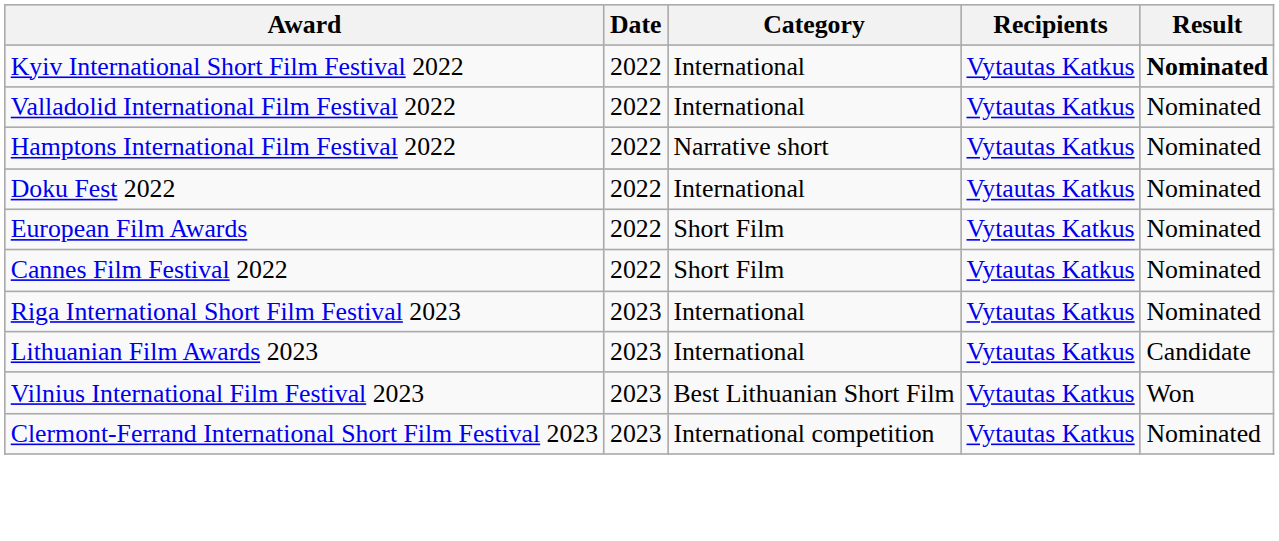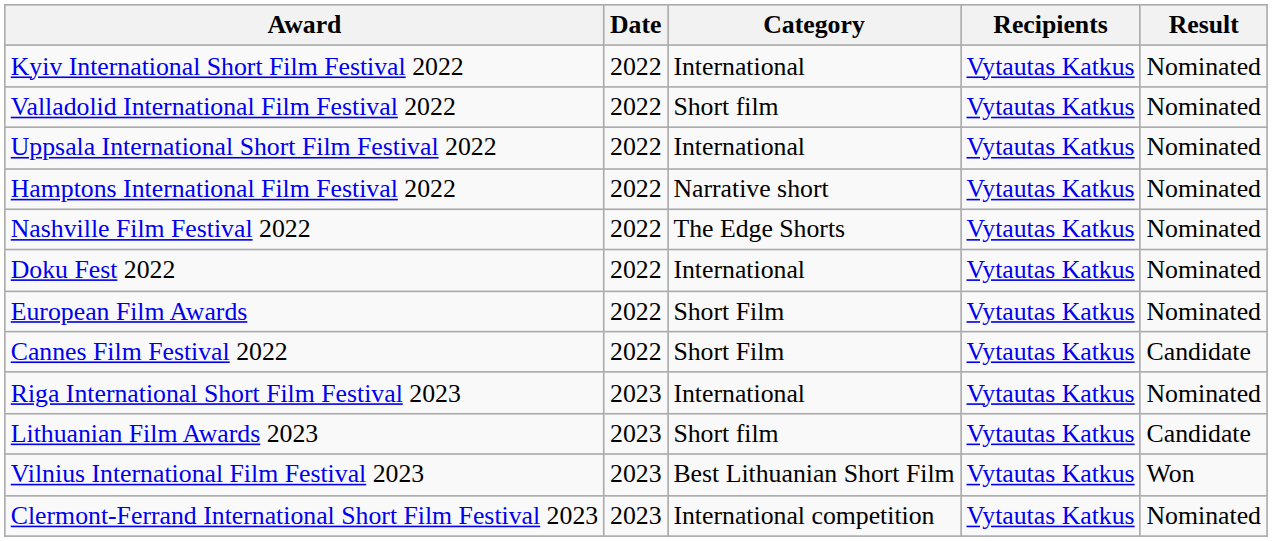(1207, 65) bold -> (1204, 65) normal
(739, 106) International -> (726, 106) Short film
+ row: (254, 147)
+ row: (161, 229)
(1204, 270) Nominated -> (1199, 351) Candidate
(739, 351) International -> (726, 433) Short film
